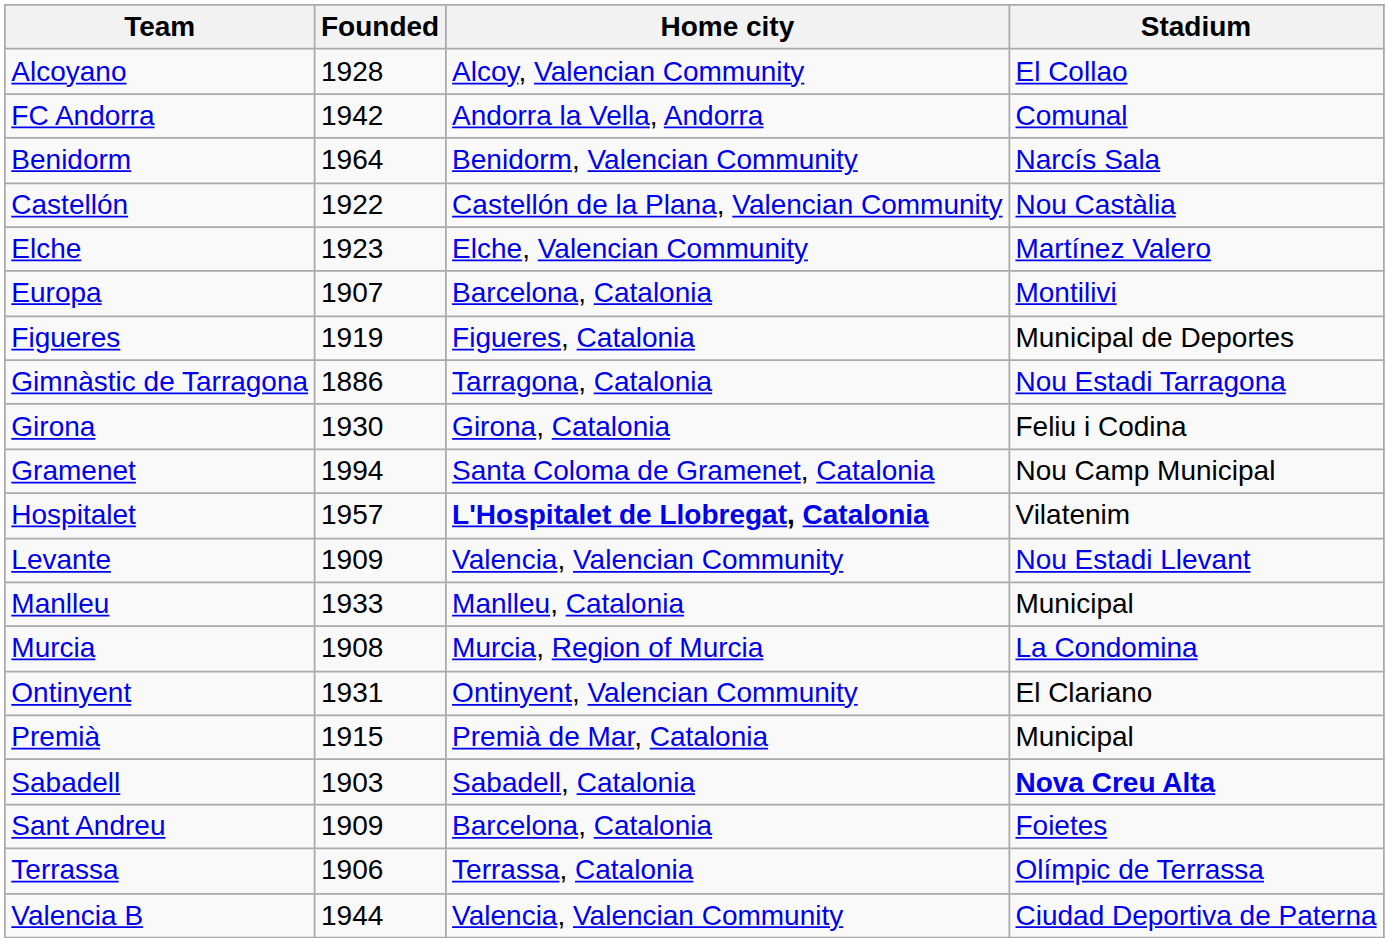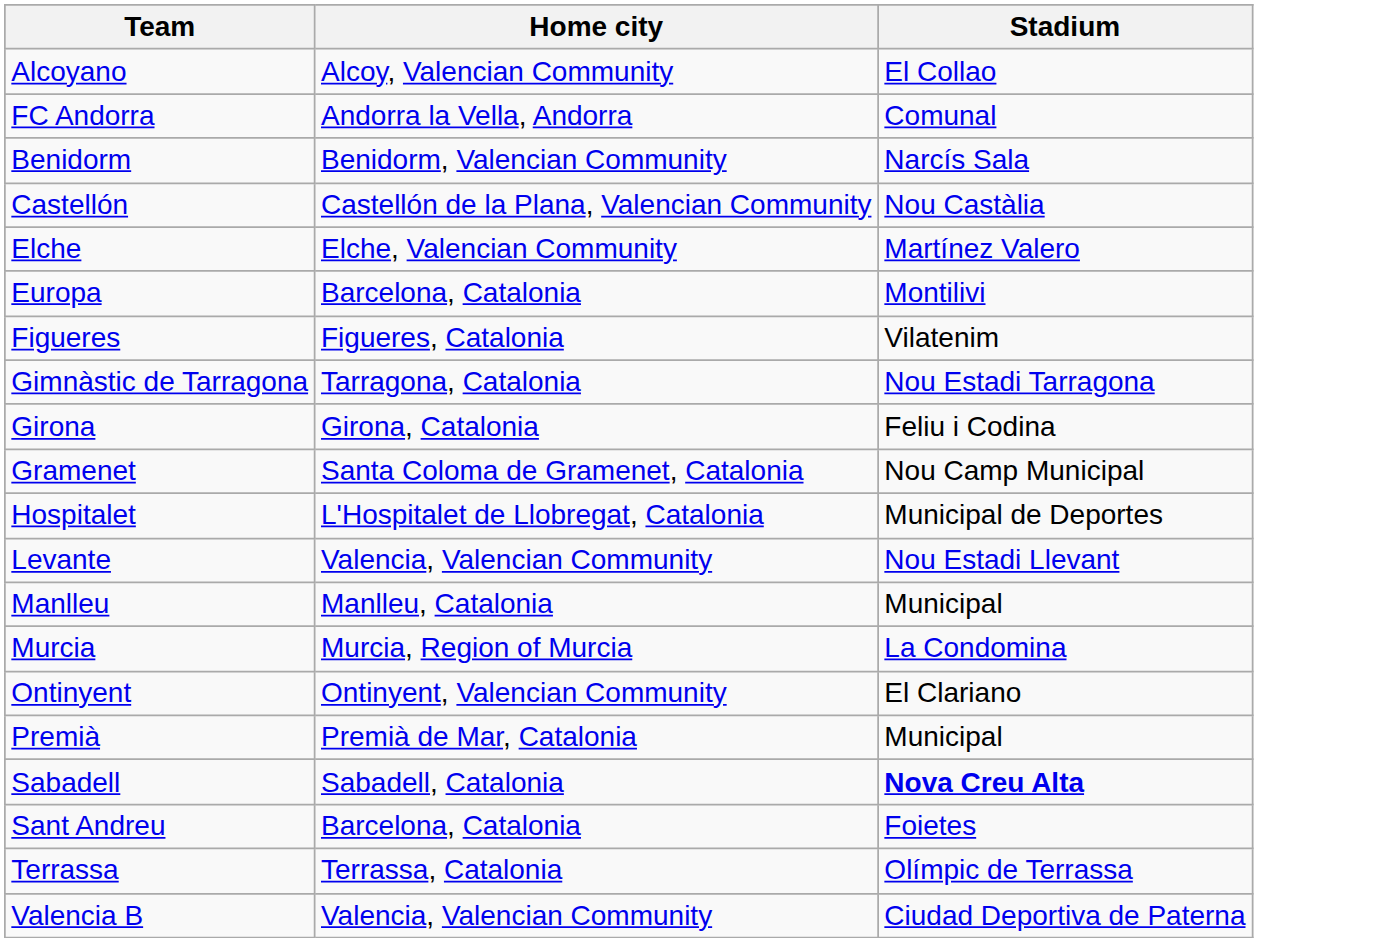- column: (380, 26)
(1155, 337) Municipal de Deportes -> (942, 337) Vilatenim
(690, 515) bold -> (542, 515) normal
(1073, 515) Vilatenim -> (1024, 515) Municipal de Deportes
